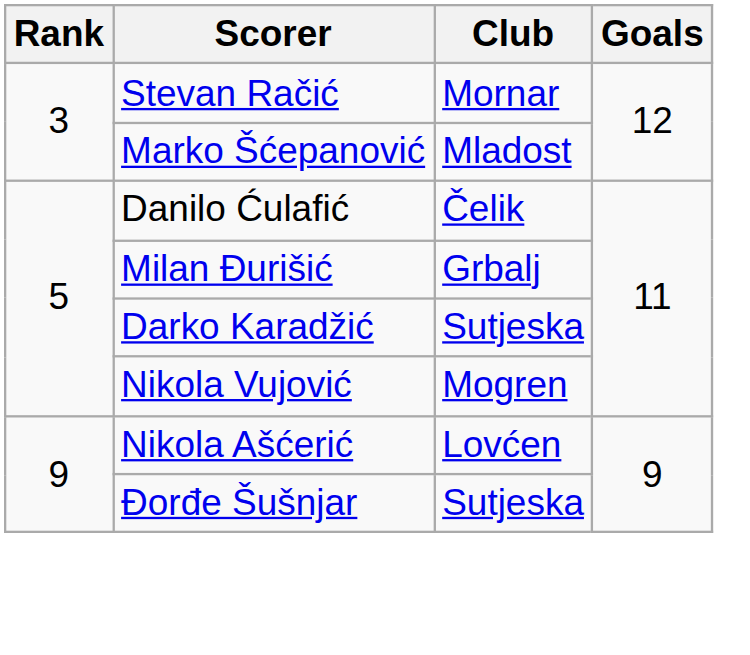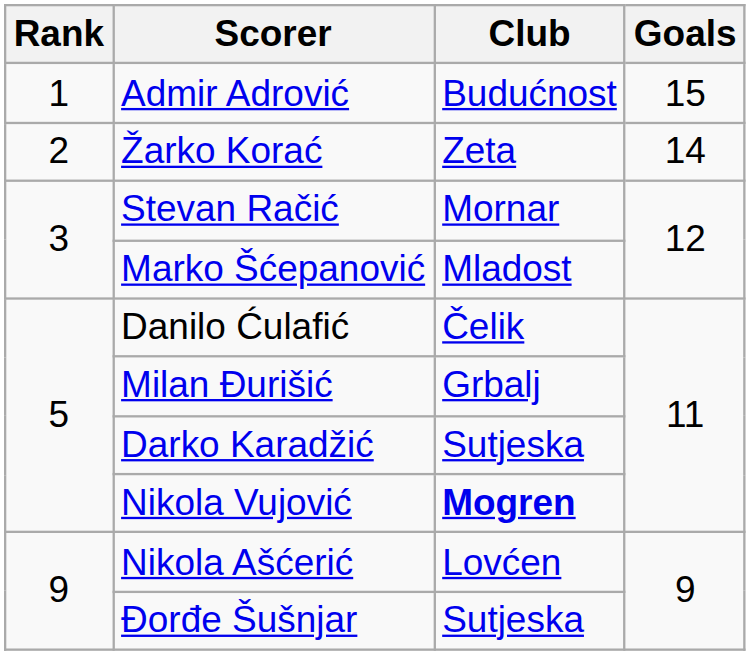+ row: (235, 92)
+ row: (222, 151)
(505, 385) normal -> (509, 502) bold
